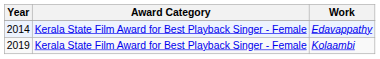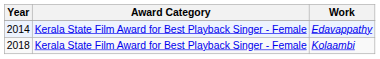(18, 45) 2019 -> (18, 45) 2018
